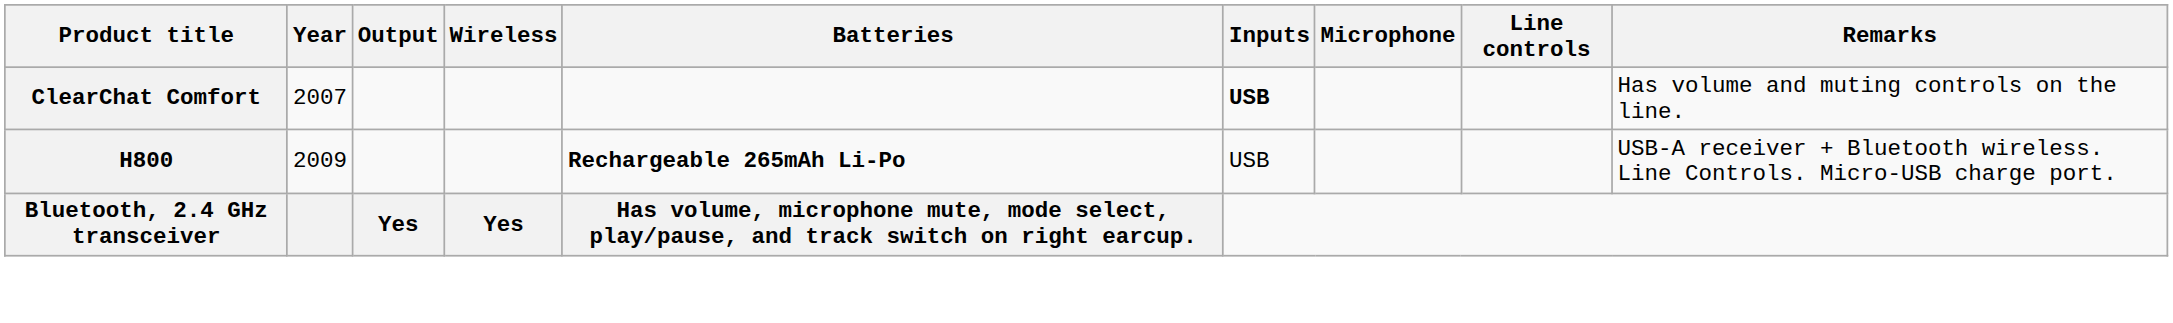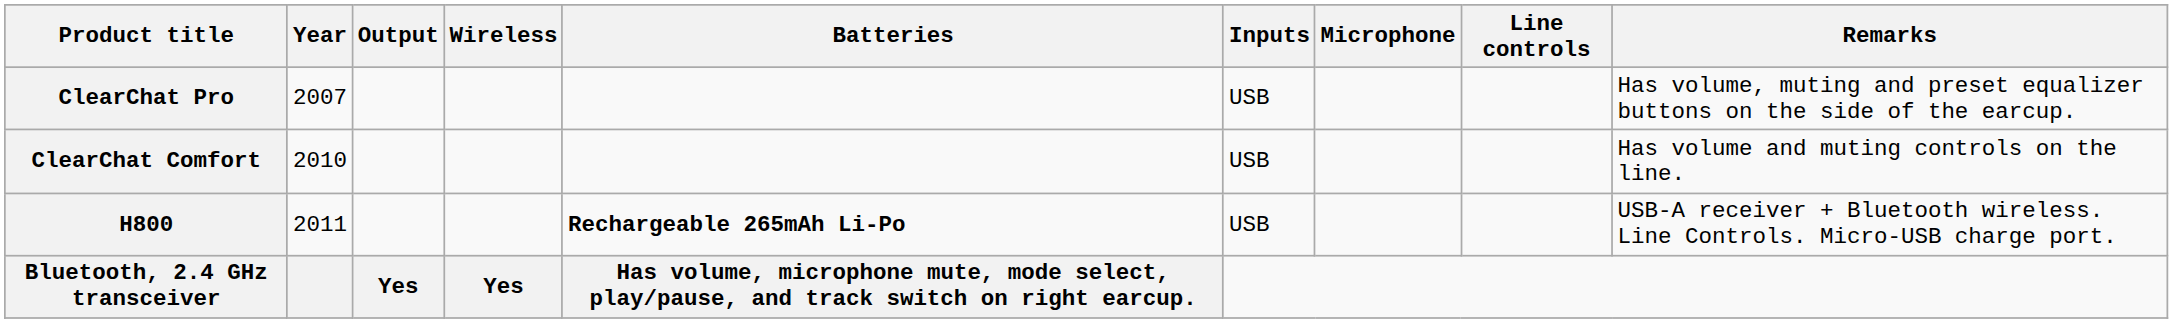+ row: (146, 99)
(320, 99) 2007 -> (320, 161) 2010
(1249, 99) bold -> (1249, 161) normal
(320, 161) 2009 -> (320, 224) 2011
